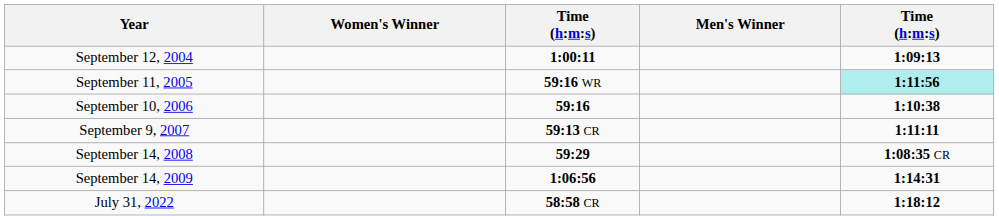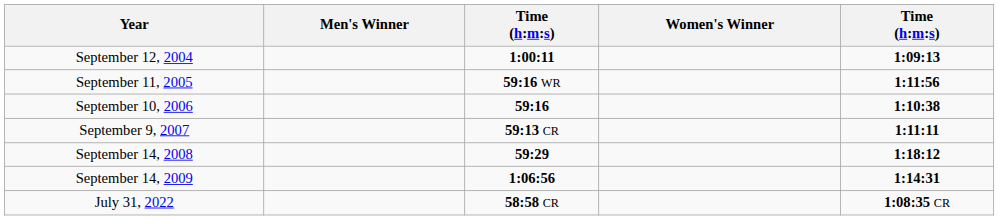columns swapped: (740, 25) <-> (385, 25)
(917, 81) paleturquoise background -> (917, 81) no background
(917, 154) 1:08:35 CR -> (917, 154) 1:18:12
(917, 202) 1:18:12 -> (917, 202) 1:08:35 CR
